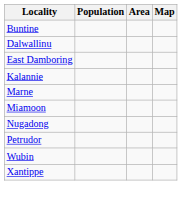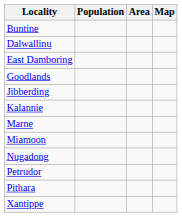+ row: (28, 76)
+ row: (28, 92)
+ row: (21, 188)
- row: (20, 156)
